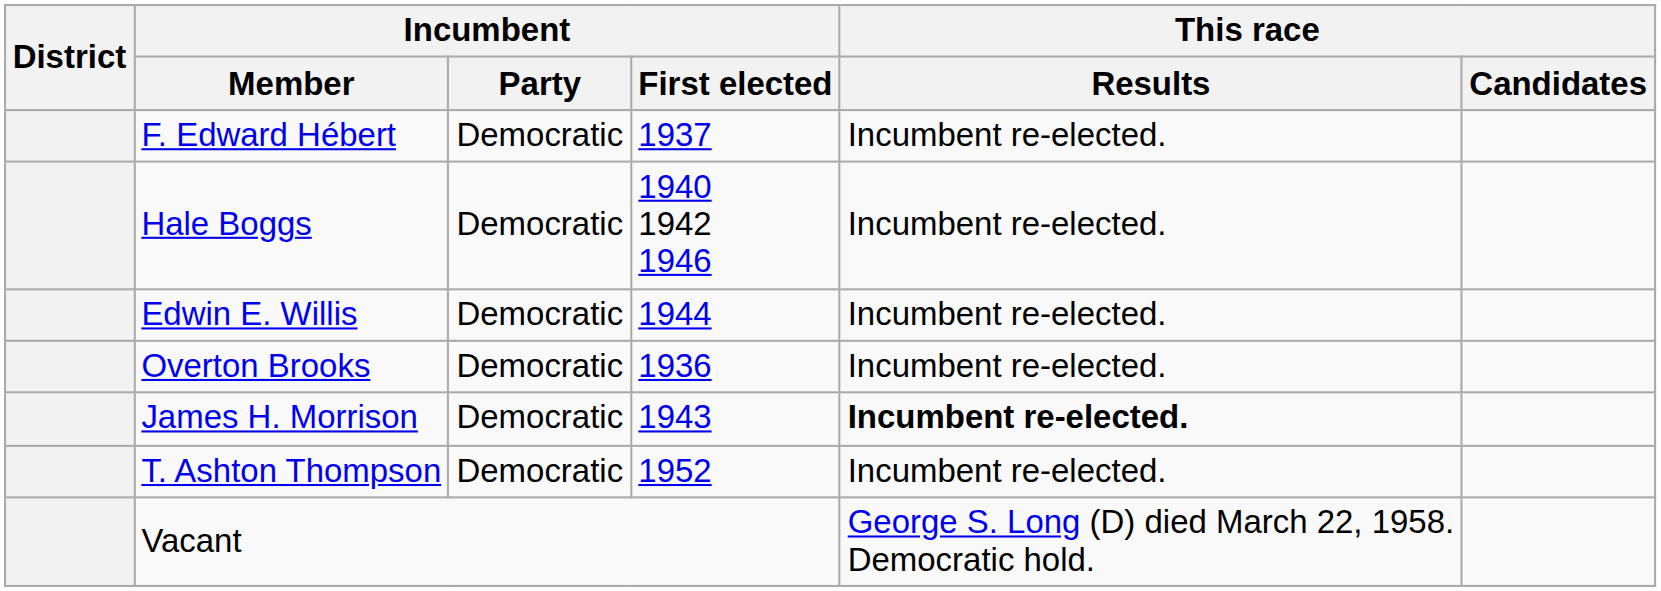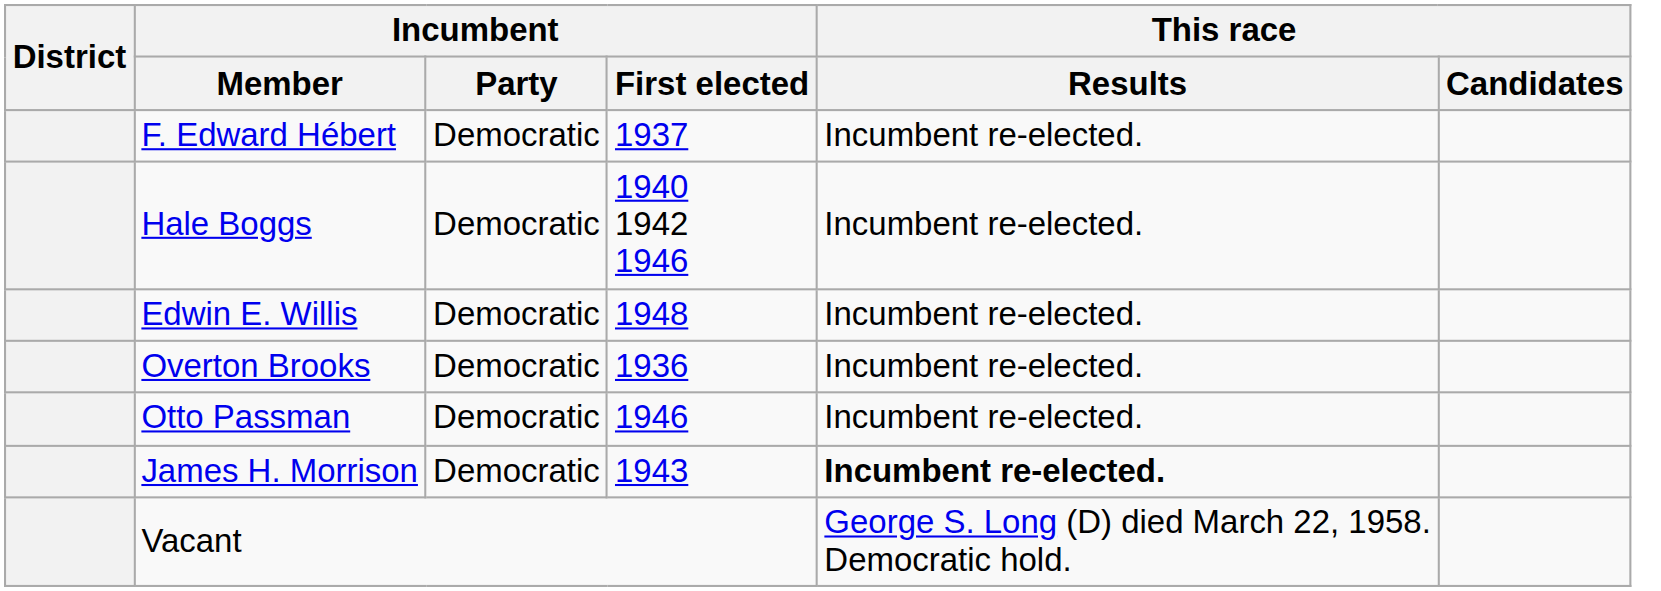(675, 313) 1944 -> (652, 313) 1948
+ row: (246, 418)
- row: (291, 470)
